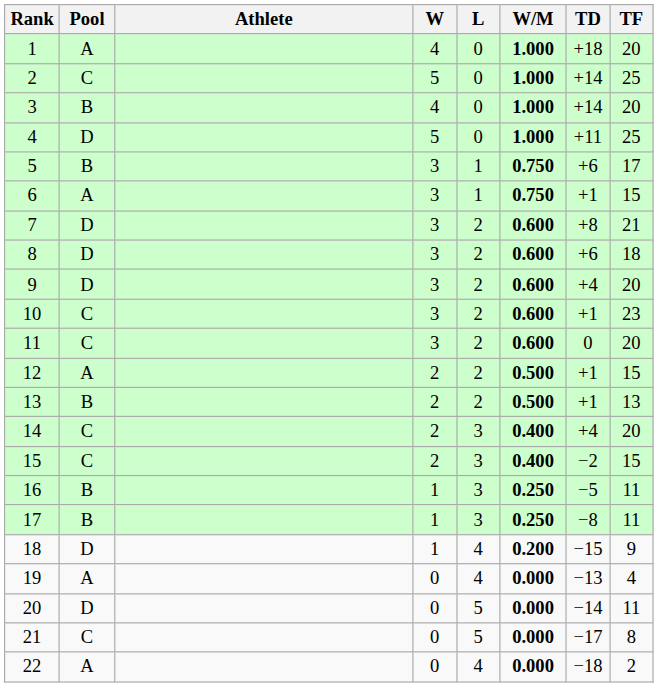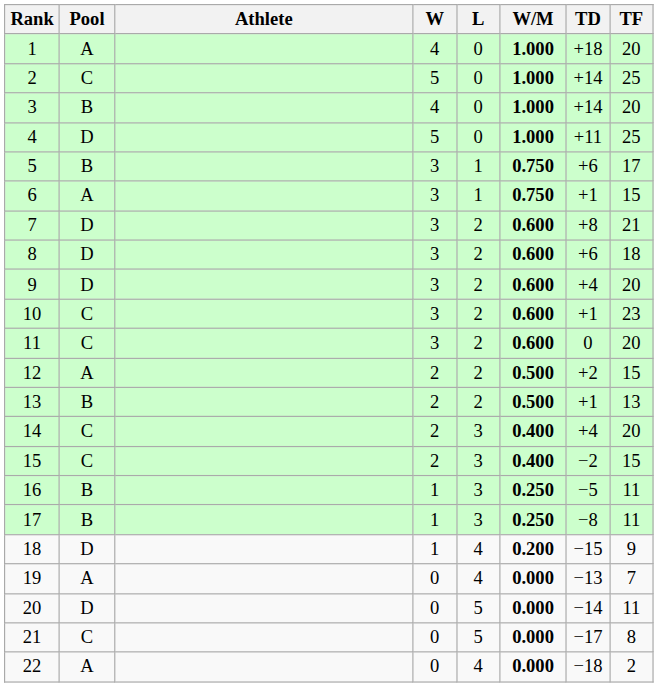(588, 372) +1 -> (588, 372) +2
(631, 578) 4 -> (631, 578) 7
